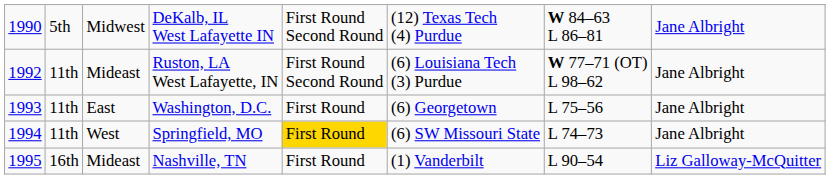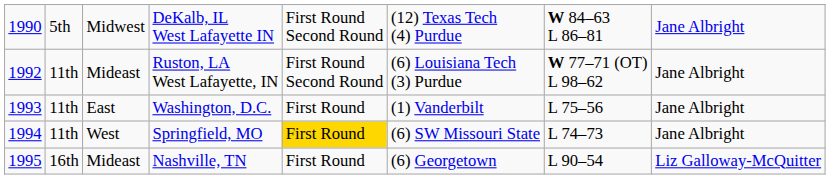(444, 107) (6) Georgetown -> (437, 107) (1) Vanderbilt
(437, 160) (1) Vanderbilt -> (444, 160) (6) Georgetown
